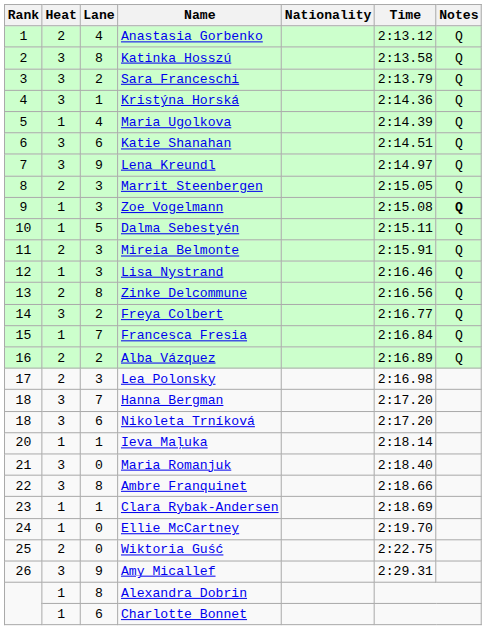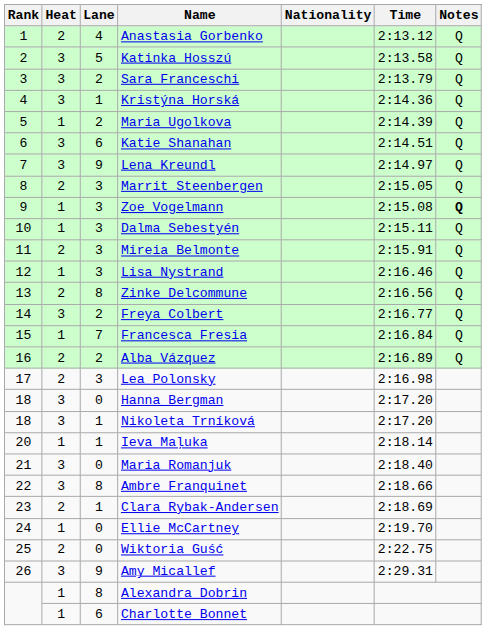(99, 58) 8 -> (99, 58) 5
(99, 122) 4 -> (99, 122) 2
(99, 229) 5 -> (99, 229) 3
(99, 400) 7 -> (99, 400) 0
(99, 422) 6 -> (99, 422) 1
(61, 507) 1 -> (61, 507) 2
